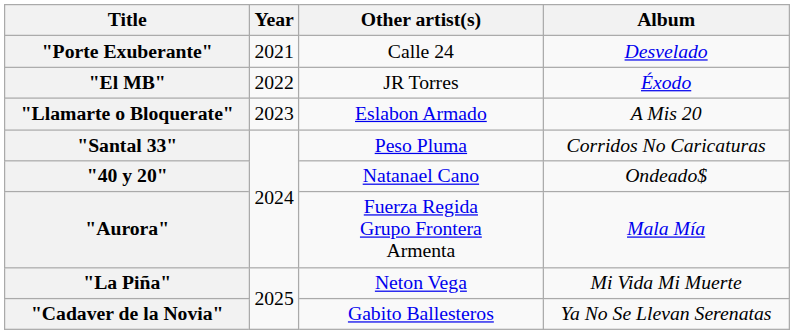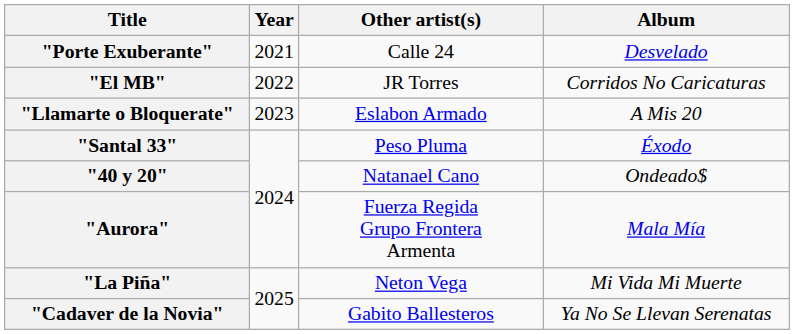(666, 82) Éxodo -> (666, 82) Corridos No Caricaturas
(666, 144) Corridos No Caricaturas -> (666, 144) Éxodo
